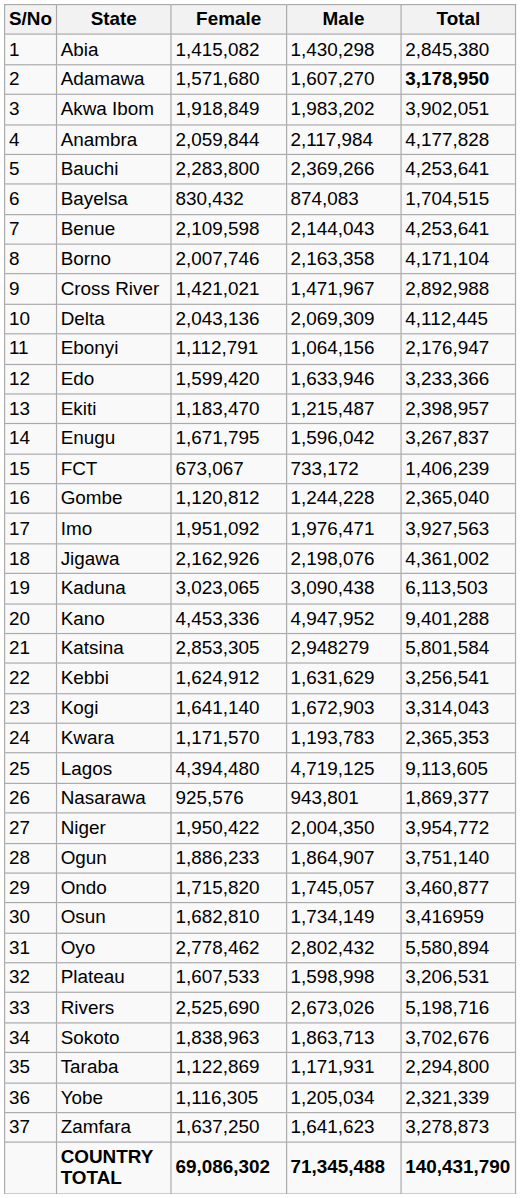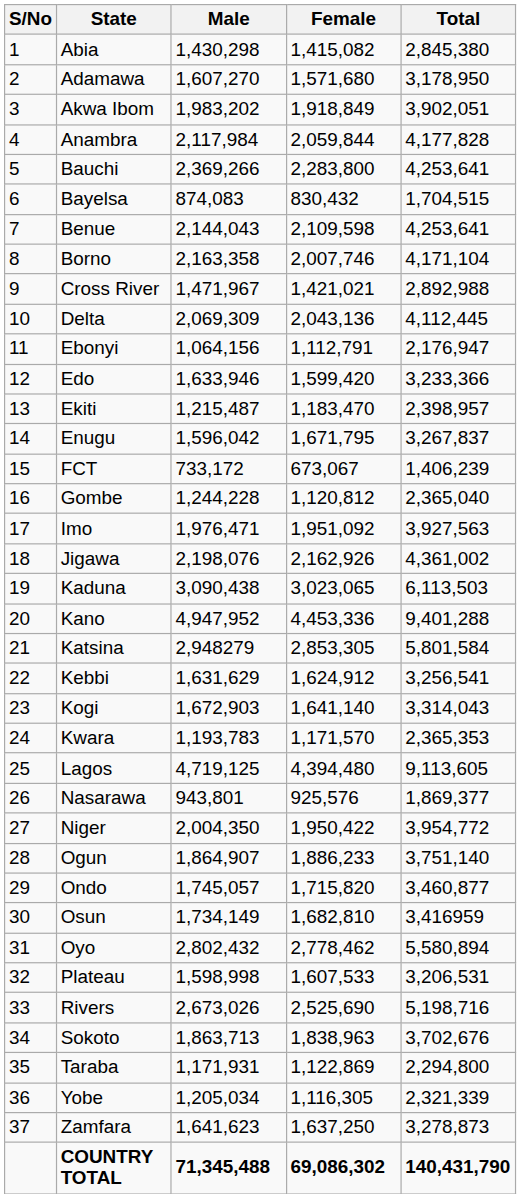columns swapped: (344, 19) <-> (229, 19)
(447, 79) bold -> (447, 79) normal
